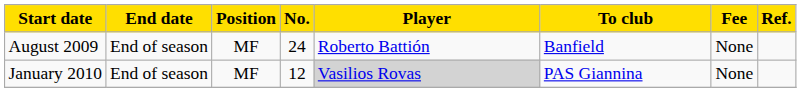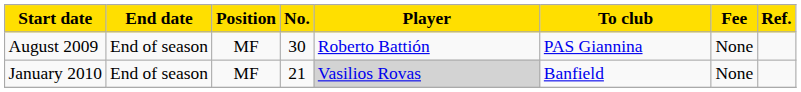(297, 45) 24 -> (297, 45) 30
(574, 45) Banfield -> (593, 45) PAS Giannina
(297, 73) 12 -> (297, 73) 21
(593, 73) PAS Giannina -> (574, 73) Banfield
